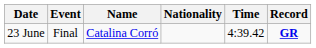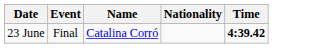- column: (289, 14)
(246, 33) normal -> (246, 33) bold
